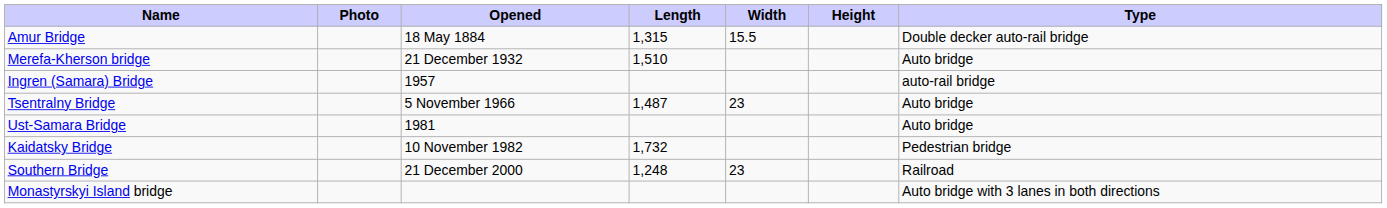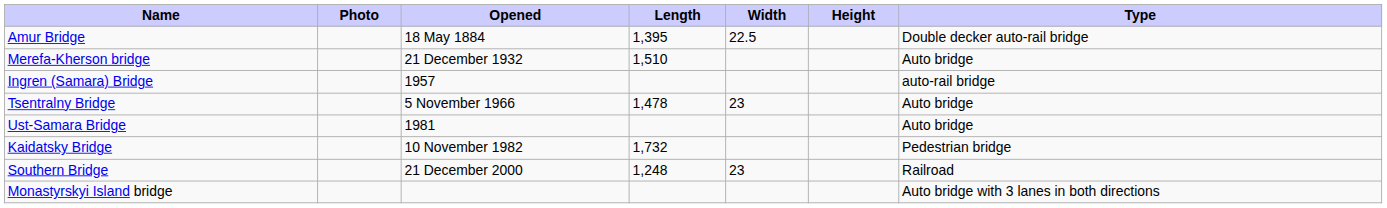(650, 37) 1,315 -> (650, 37) 1,395
(743, 37) 15.5 -> (743, 37) 22.5
(650, 103) 1,487 -> (650, 103) 1,478
